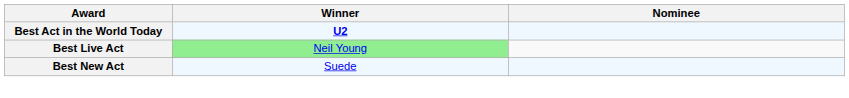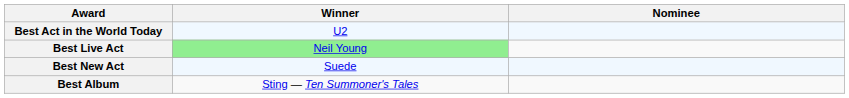(340, 31) bold -> (340, 31) normal
+ row: (88, 84)
